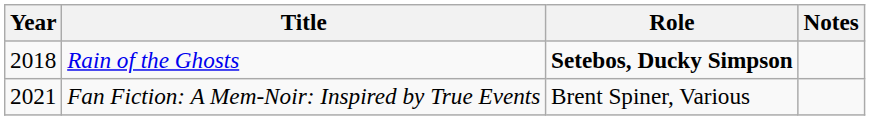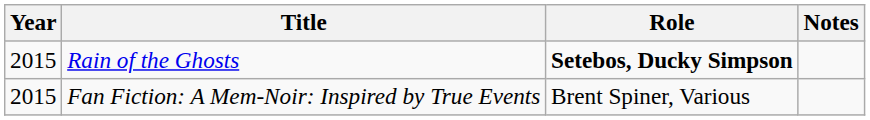(33, 59) 2018 -> (33, 59) 2015
(33, 96) 2021 -> (33, 96) 2015
